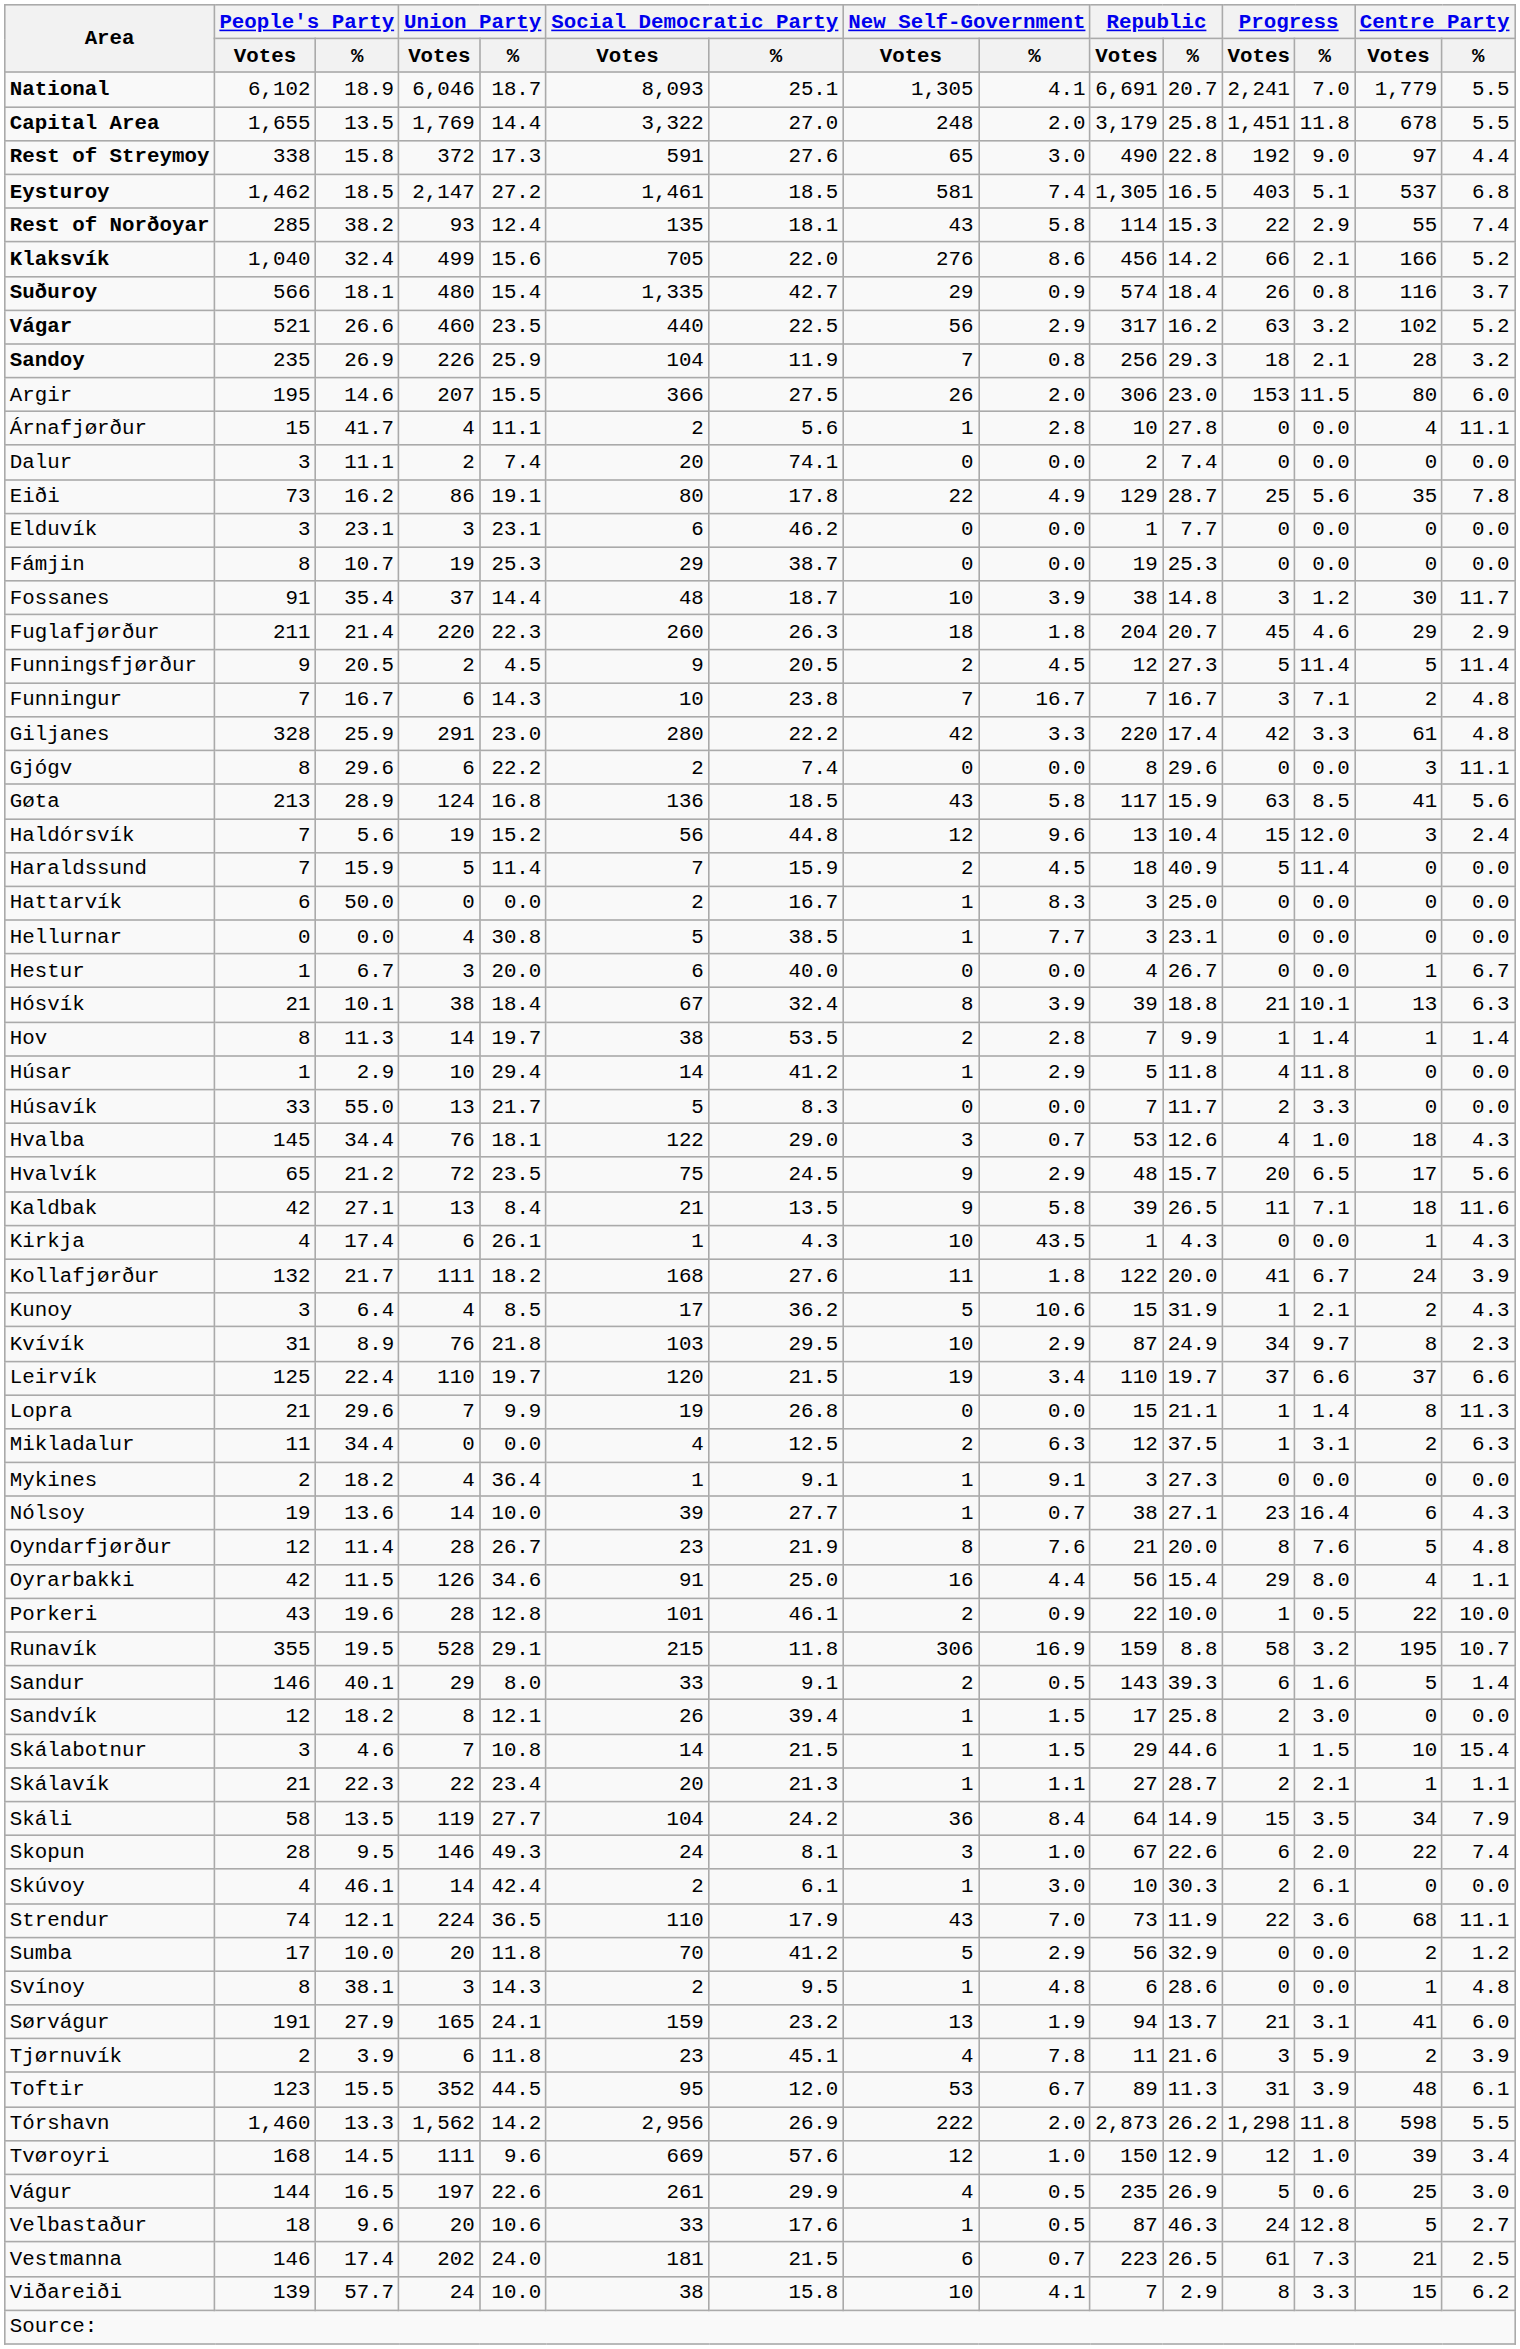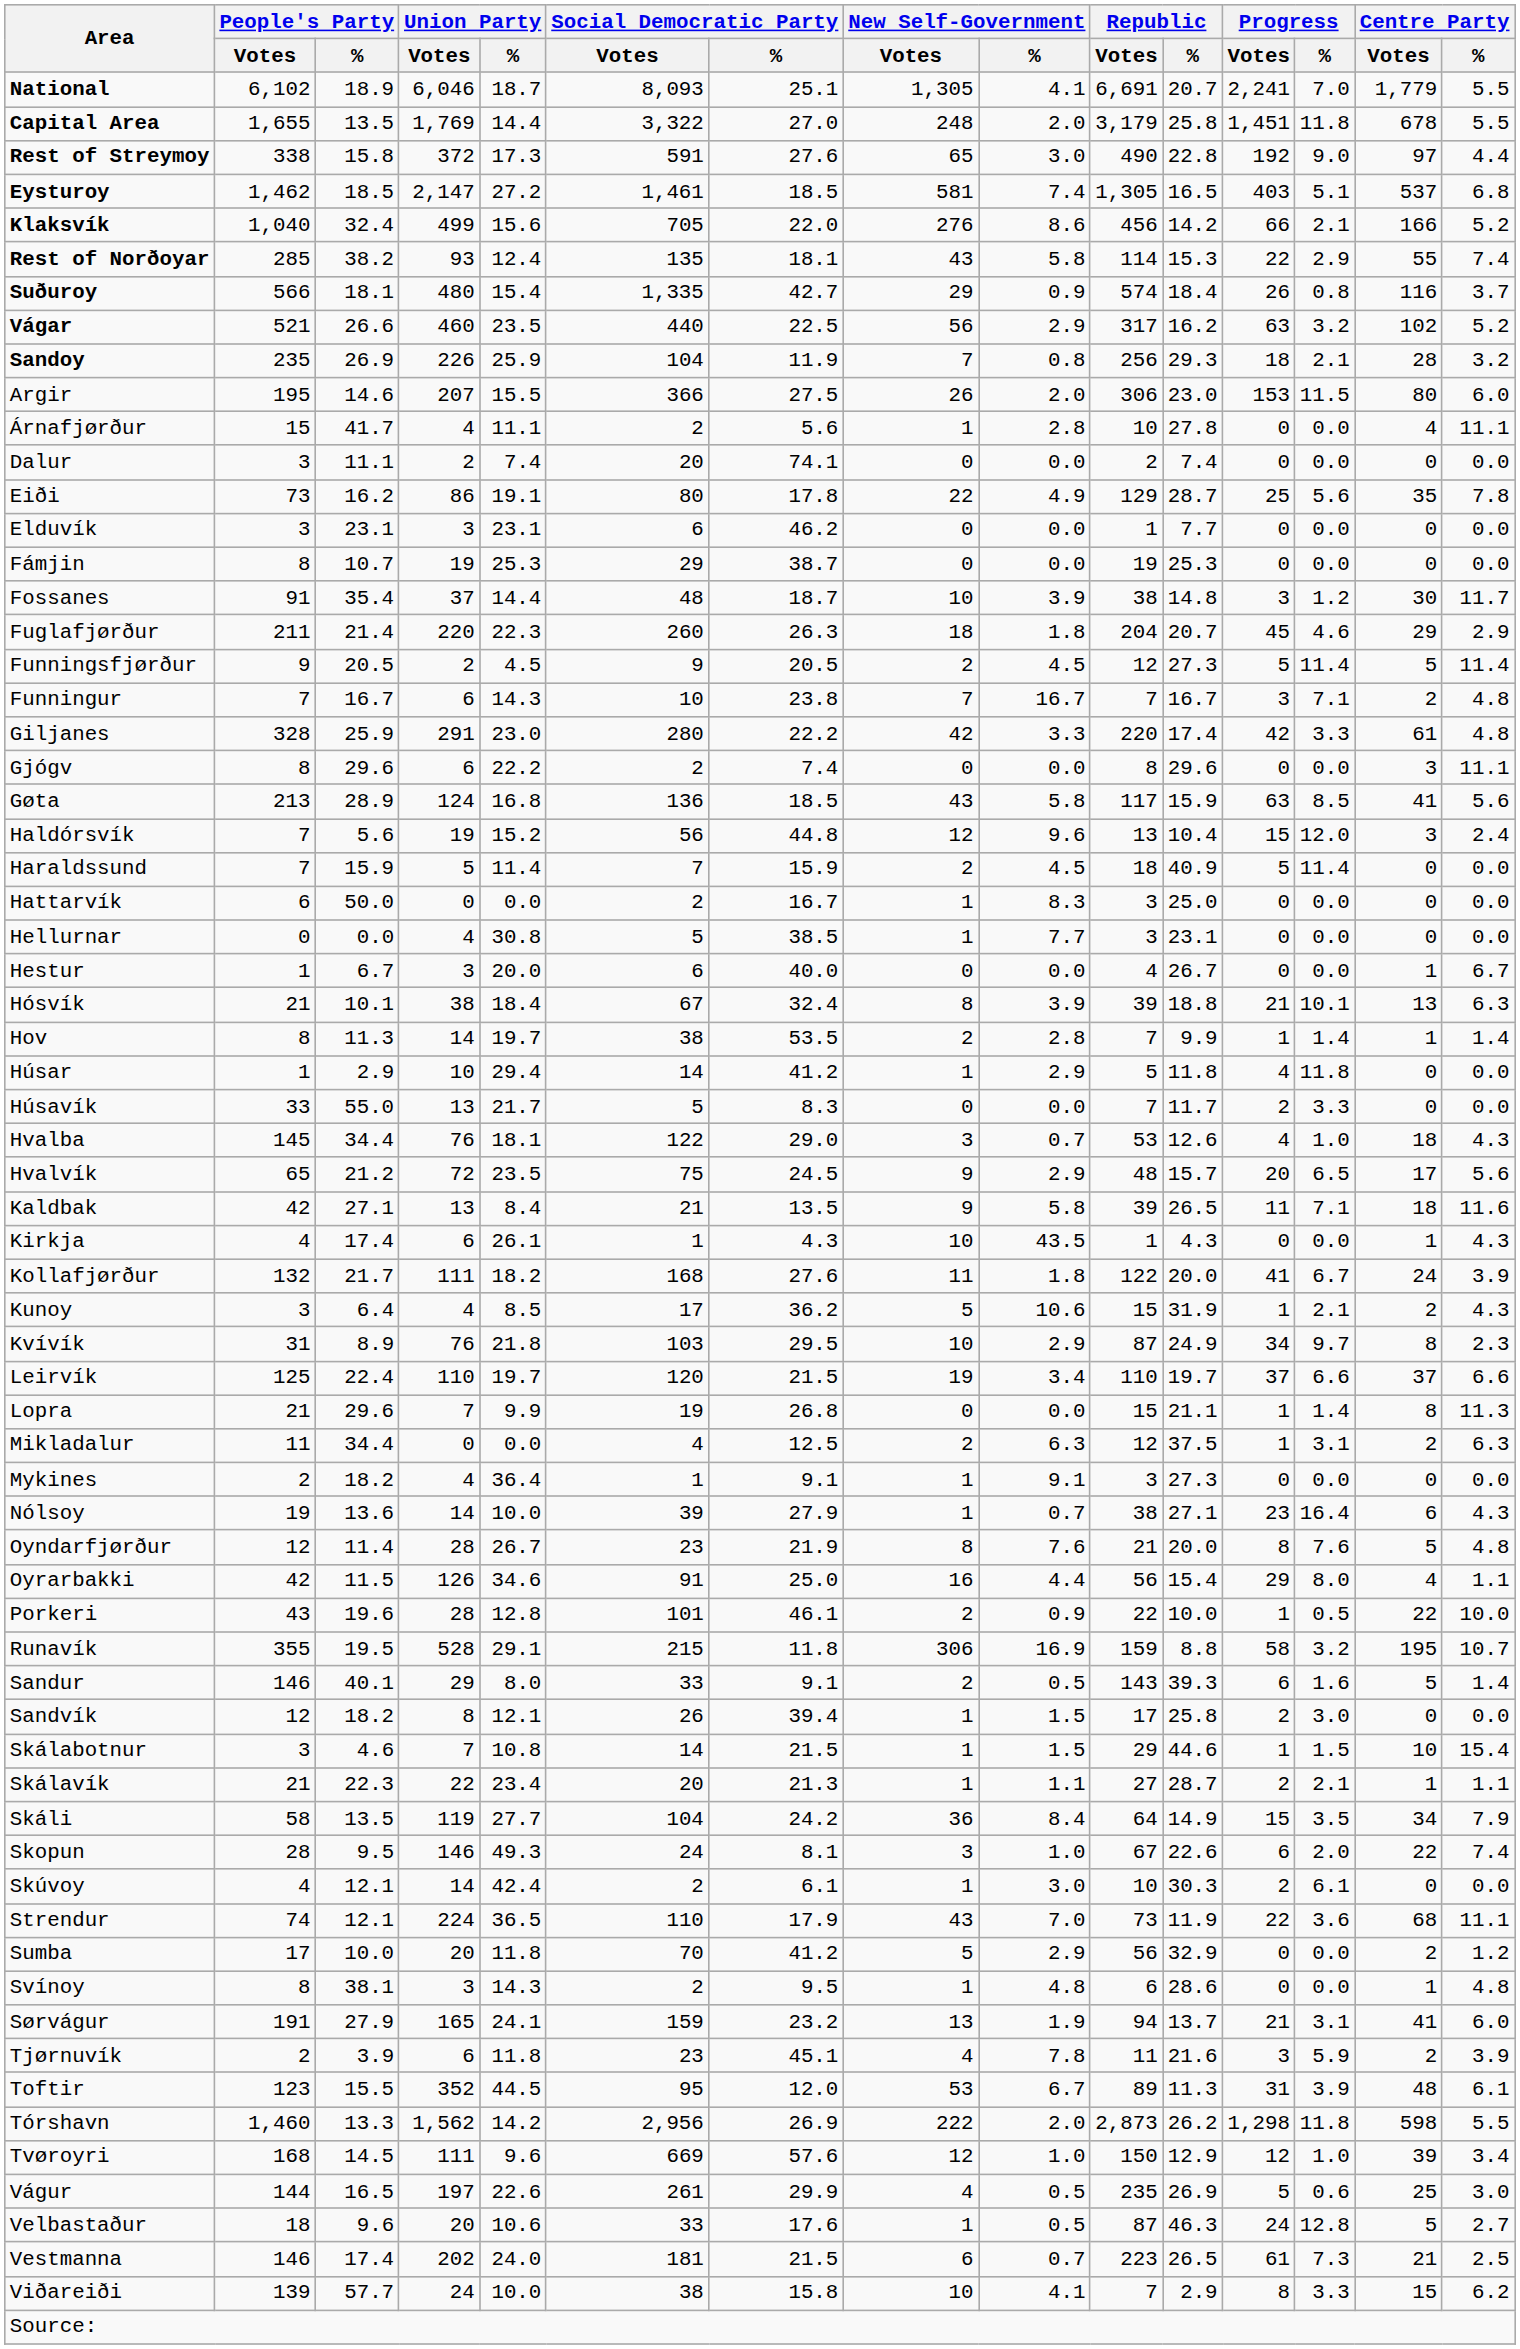rows swapped: (60, 259) <-> (110, 225)
(813, 1513) 27.7 -> (813, 1513) 27.9
(369, 1886) 46.1 -> (369, 1886) 12.1
